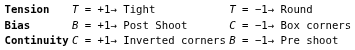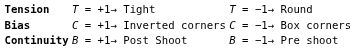(130, 25) B = +1→ Post Shoot -> (149, 25) C = +1→ Inverted corners
(149, 41) C = +1→ Inverted corners -> (130, 41) B = +1→ Post Shoot
